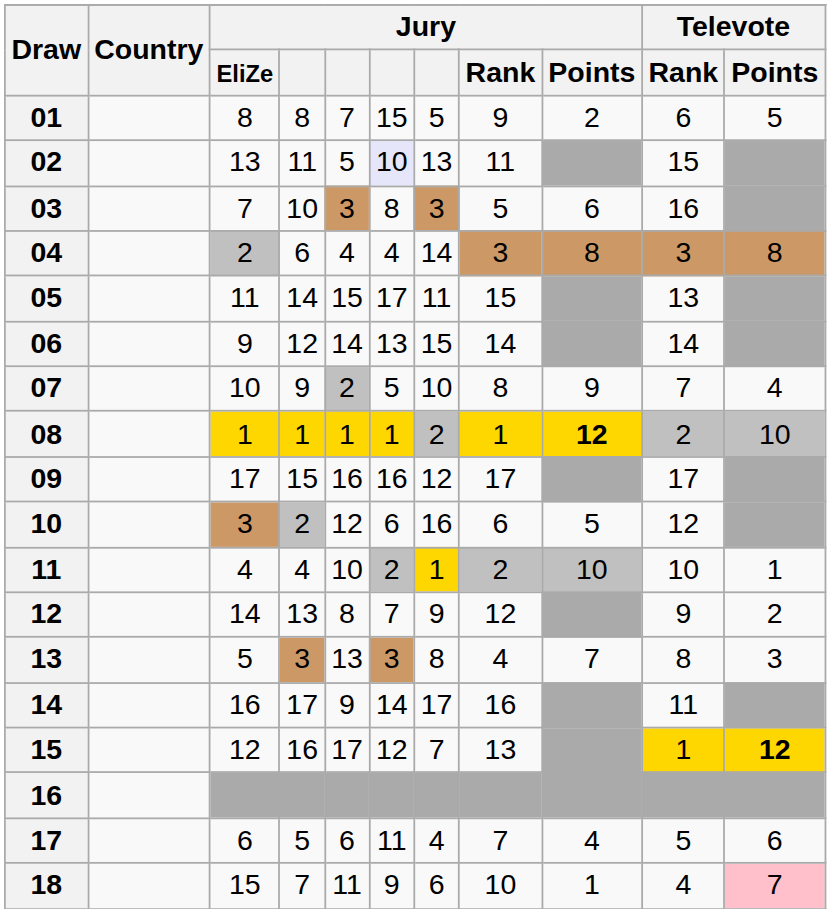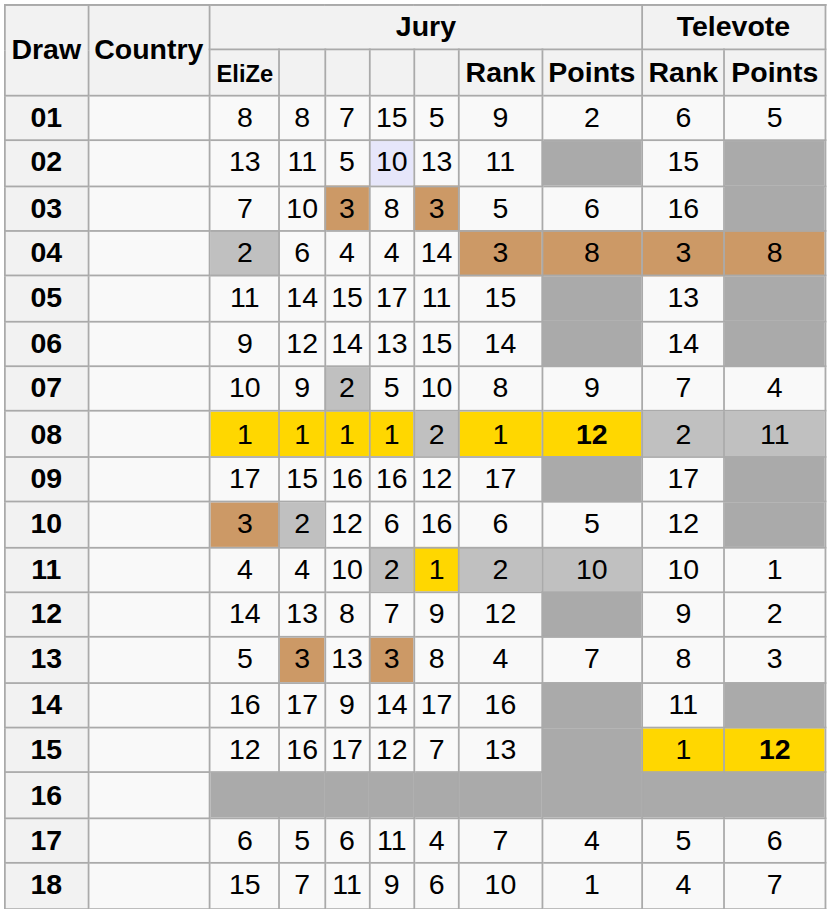(775, 433) 10 -> (775, 433) 11
(775, 885) pink background -> (775, 885) no background
